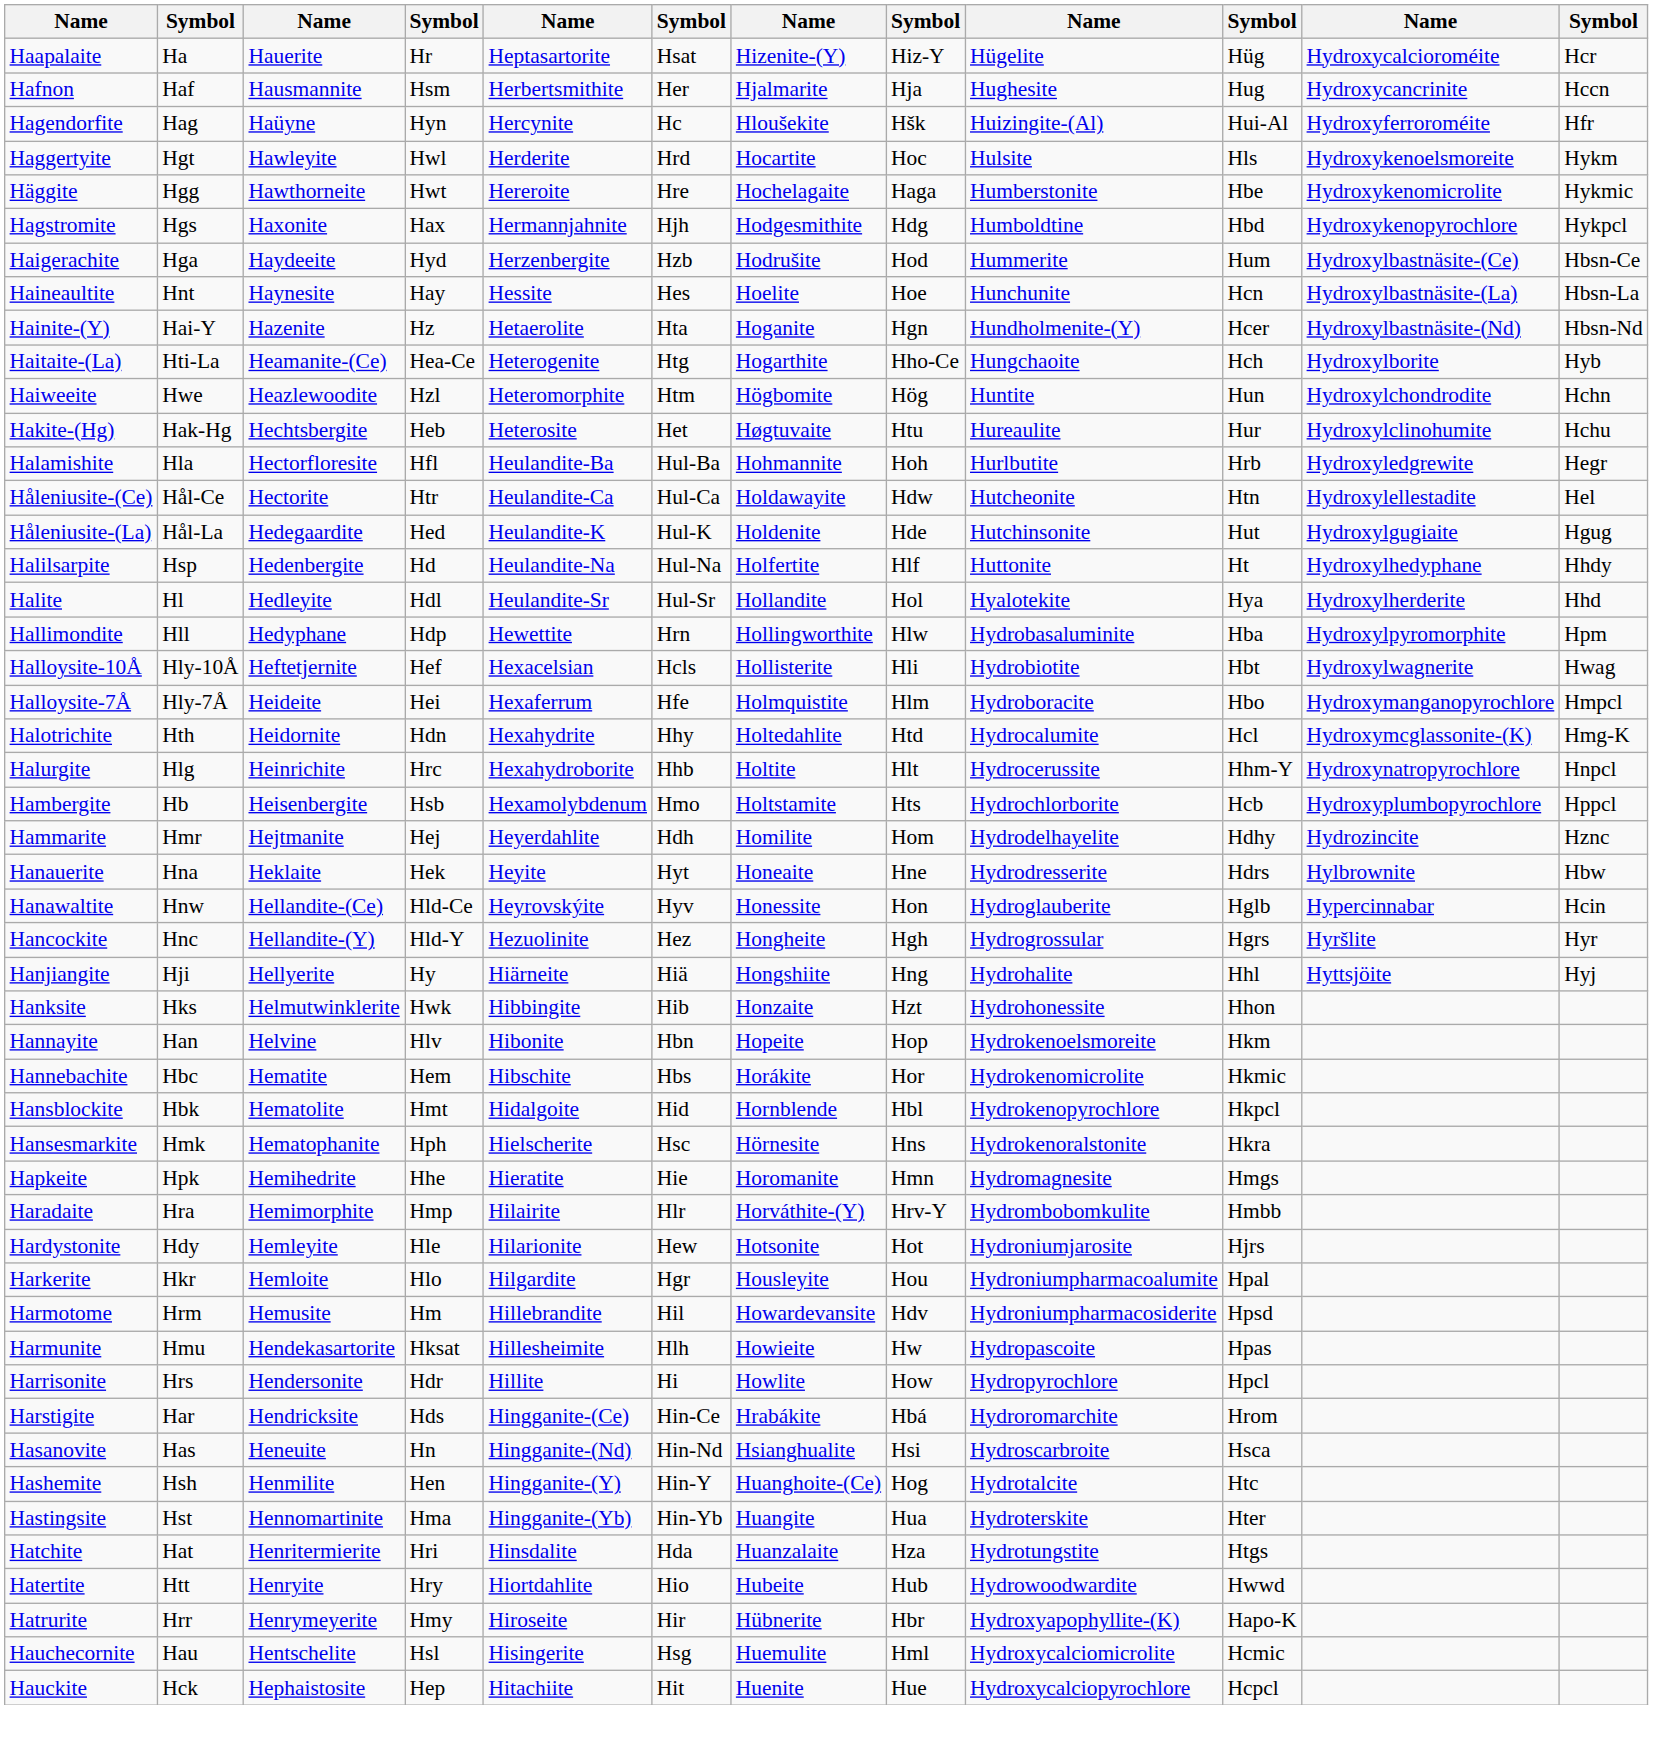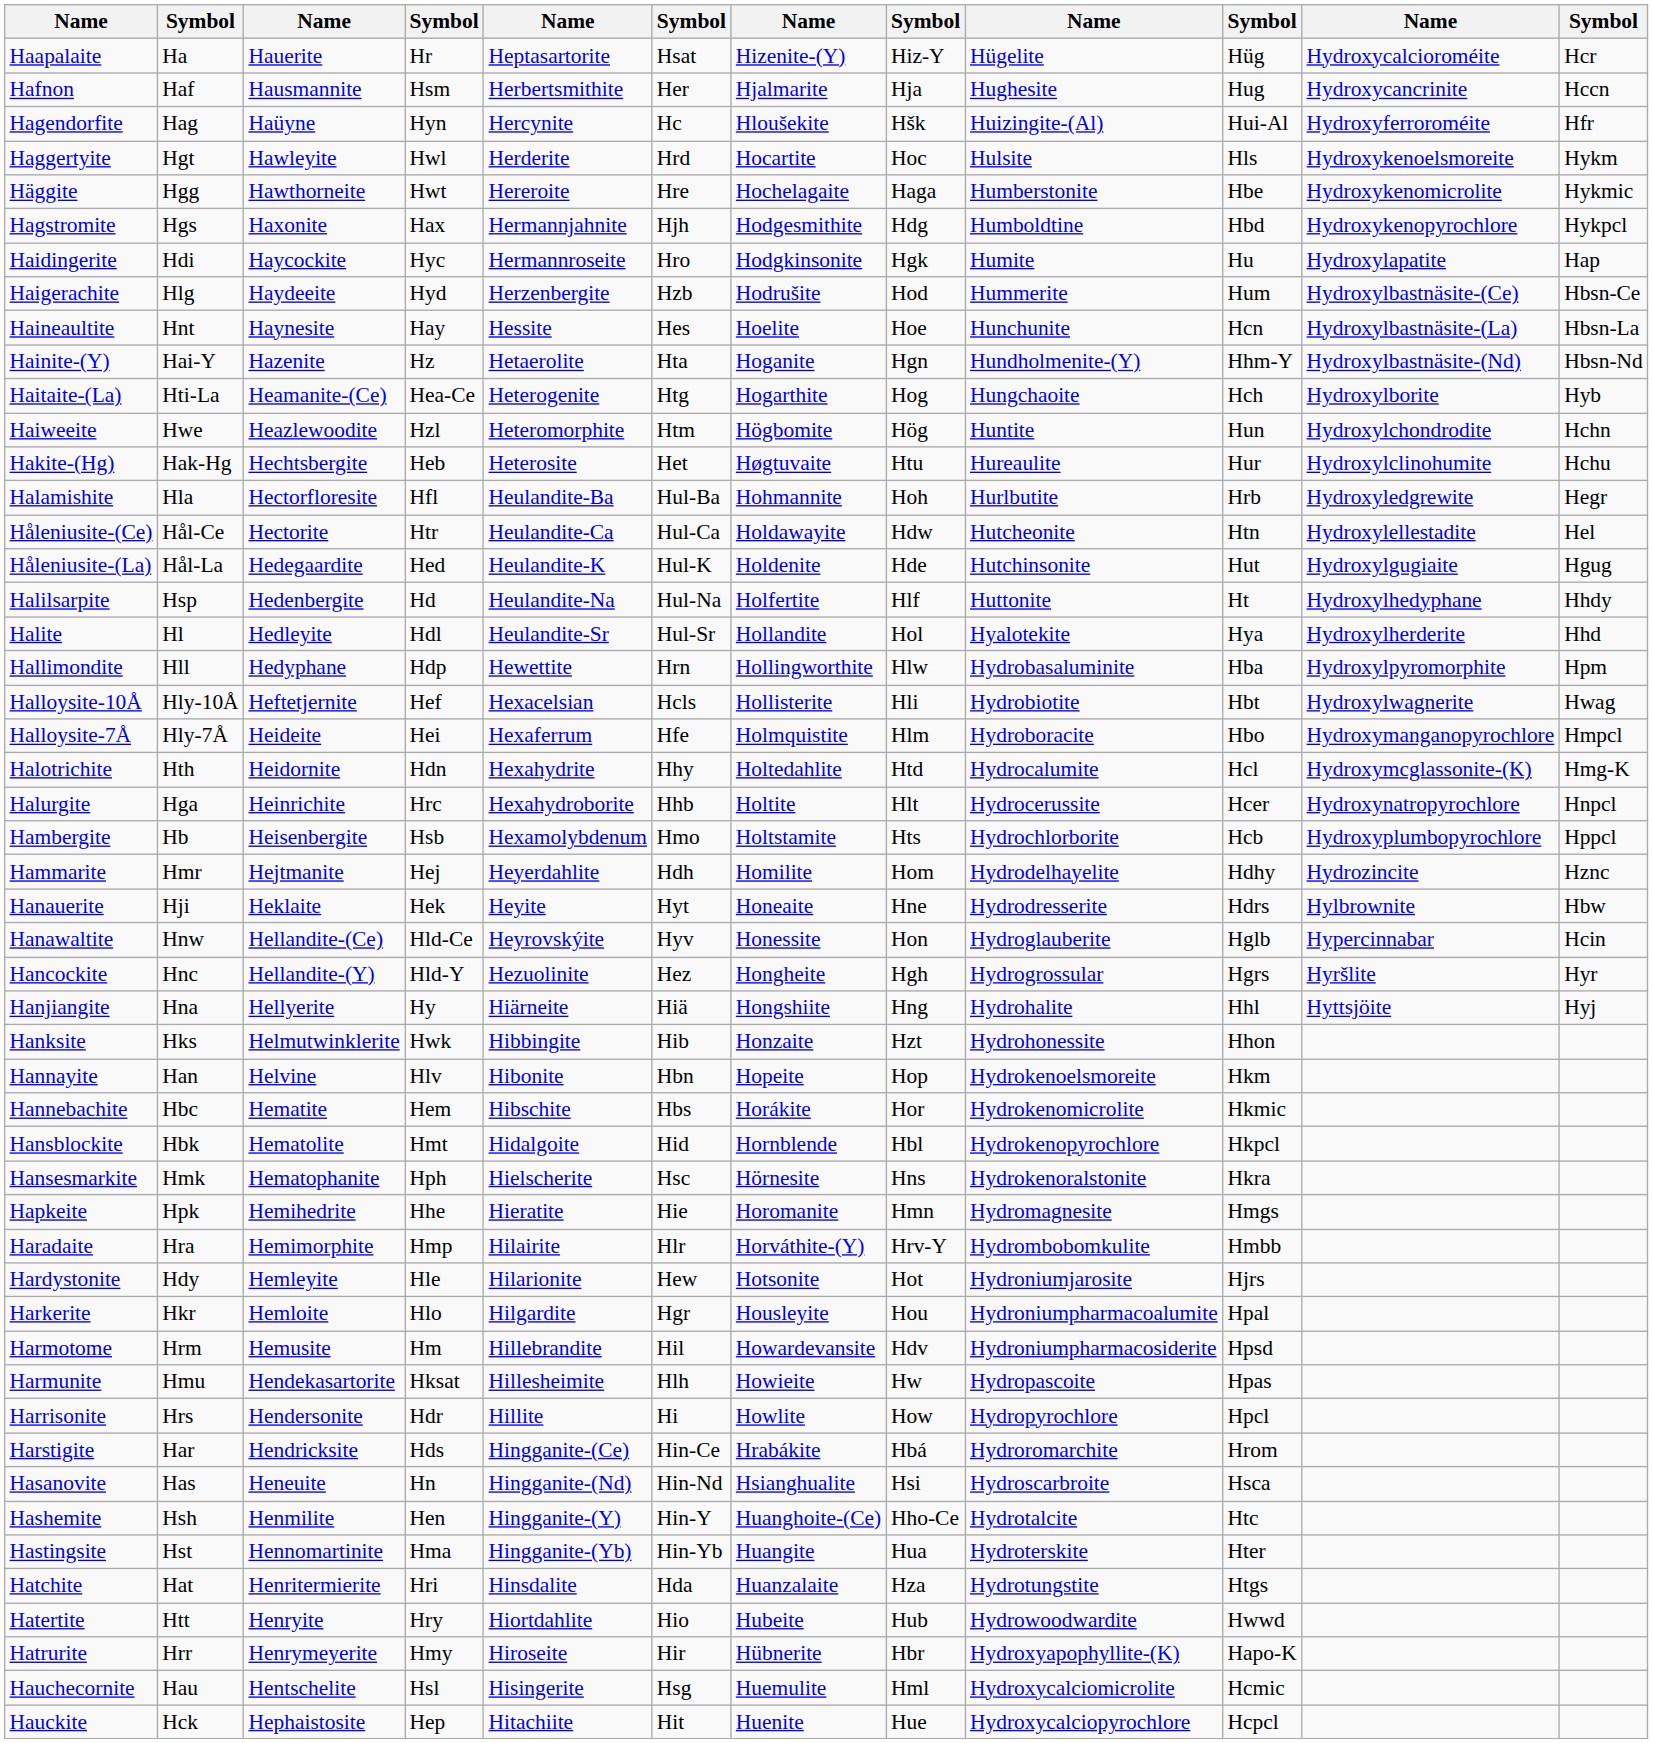+ row: (63, 259)
(180, 259) Hga -> (178, 293) Hlg
(1248, 327) Hcer -> (1260, 361) Hhm-Y
(925, 361) Hho-Ce -> (909, 395) Hog
(178, 769) Hlg -> (180, 803) Hga
(1260, 769) Hhm-Y -> (1248, 803) Hcer
(180, 871) Hna -> (176, 905) Hji
(176, 973) Hji -> (180, 1007) Hna
(909, 1483) Hog -> (925, 1517) Hho-Ce
